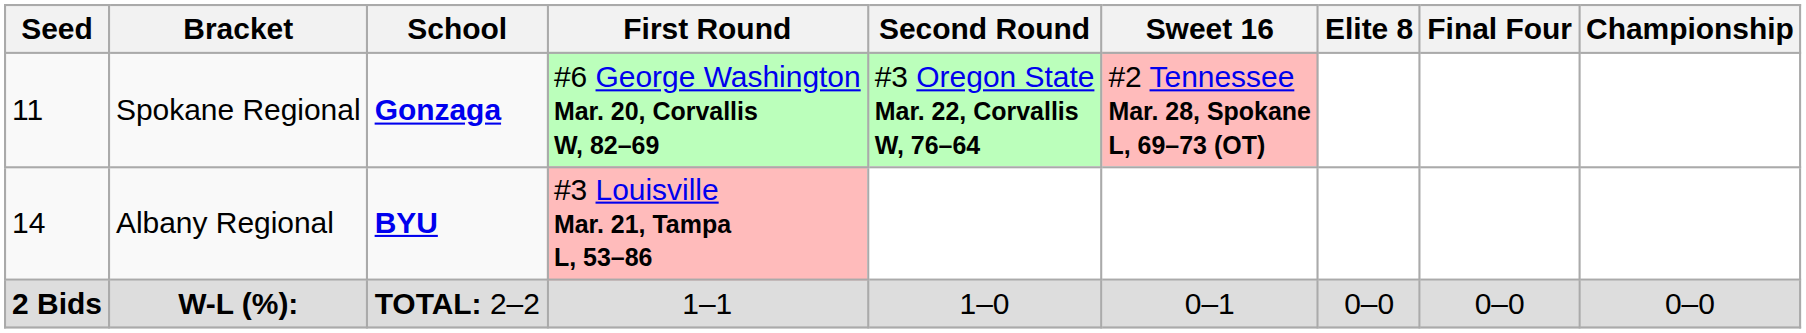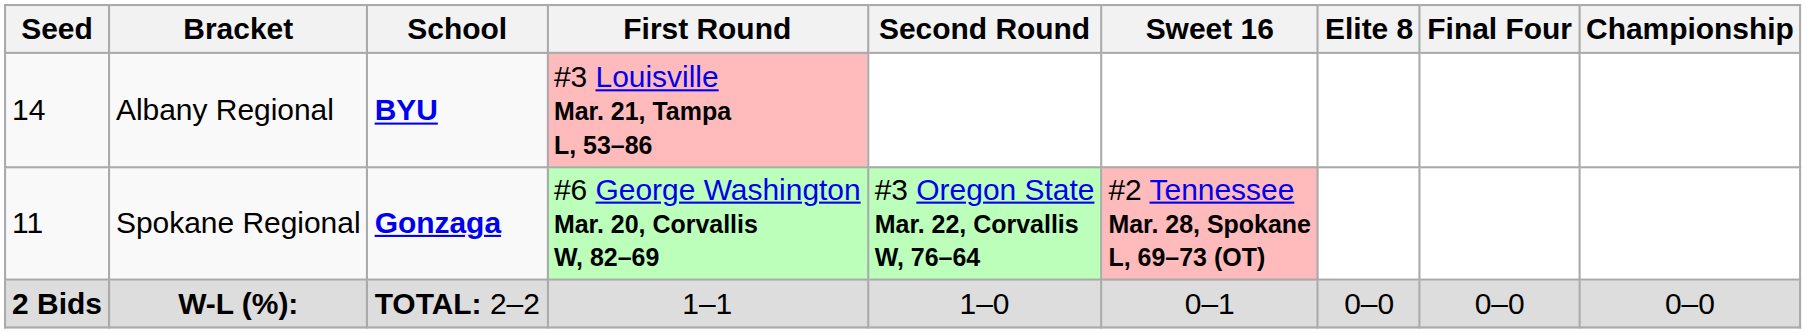rows swapped: (238, 110) <-> (225, 224)
